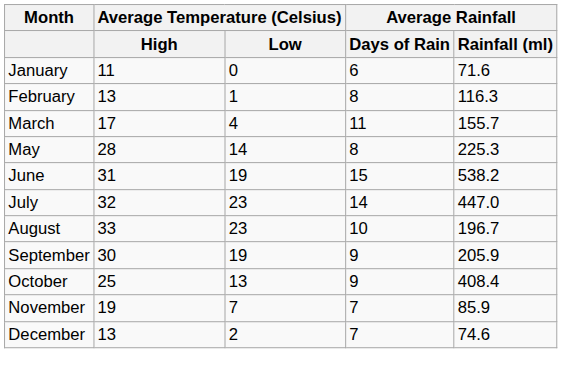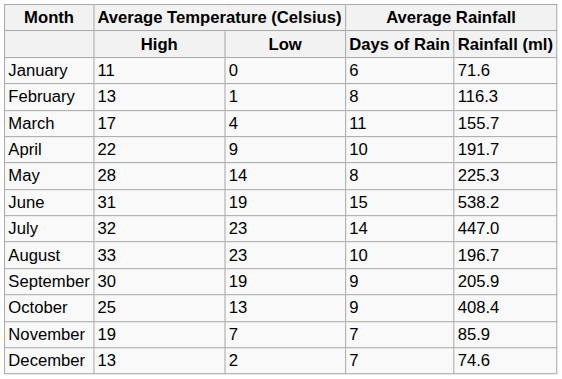+ row: (25, 149)
